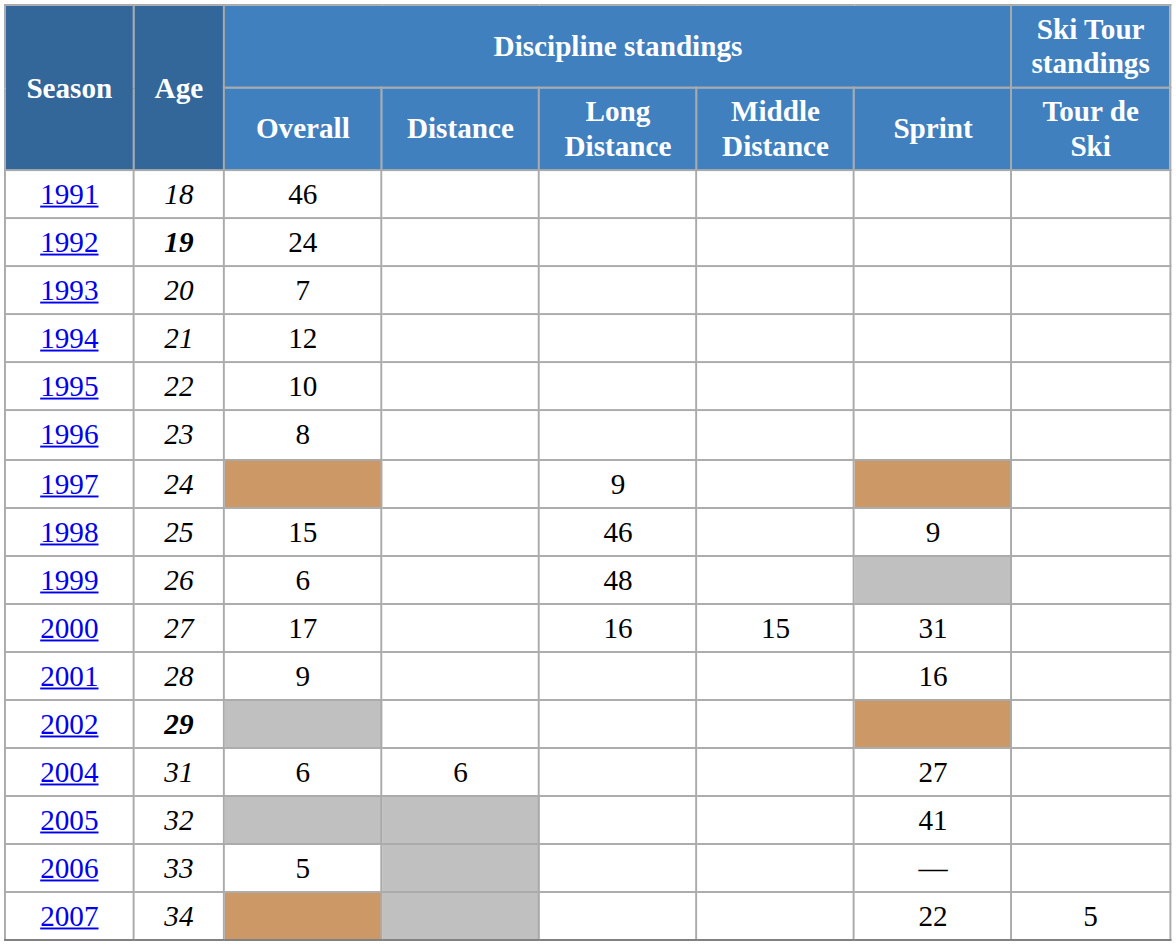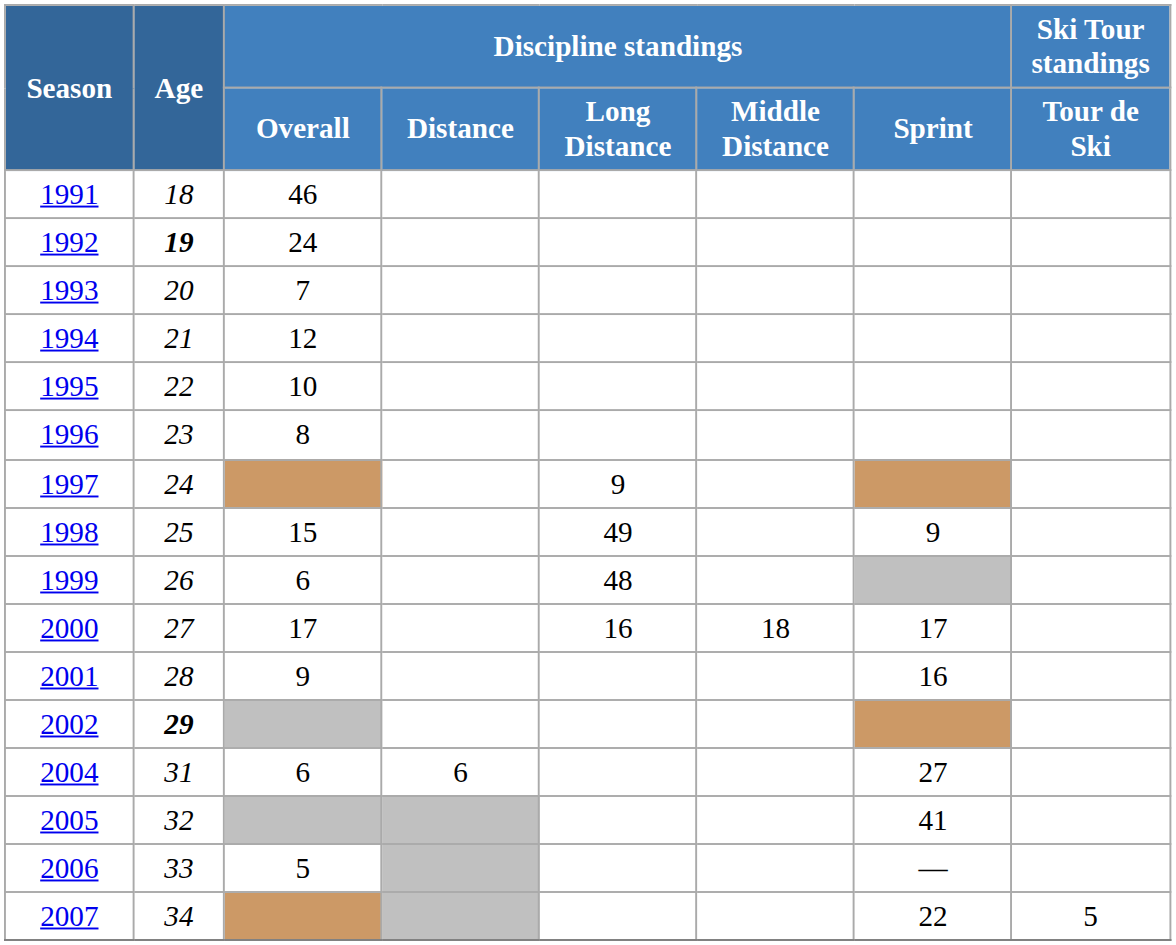(618, 530) 46 -> (618, 530) 49
(776, 627) 15 -> (776, 627) 18
(933, 627) 31 -> (933, 627) 17
